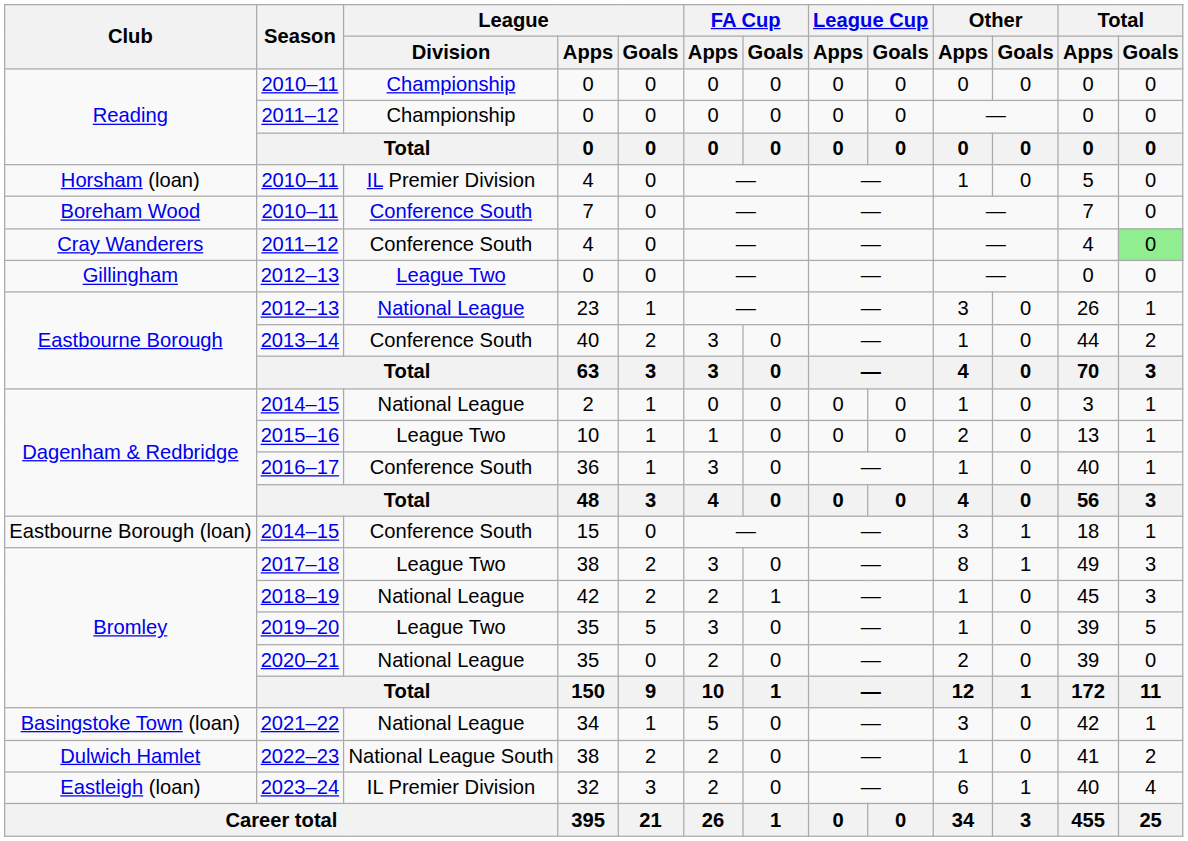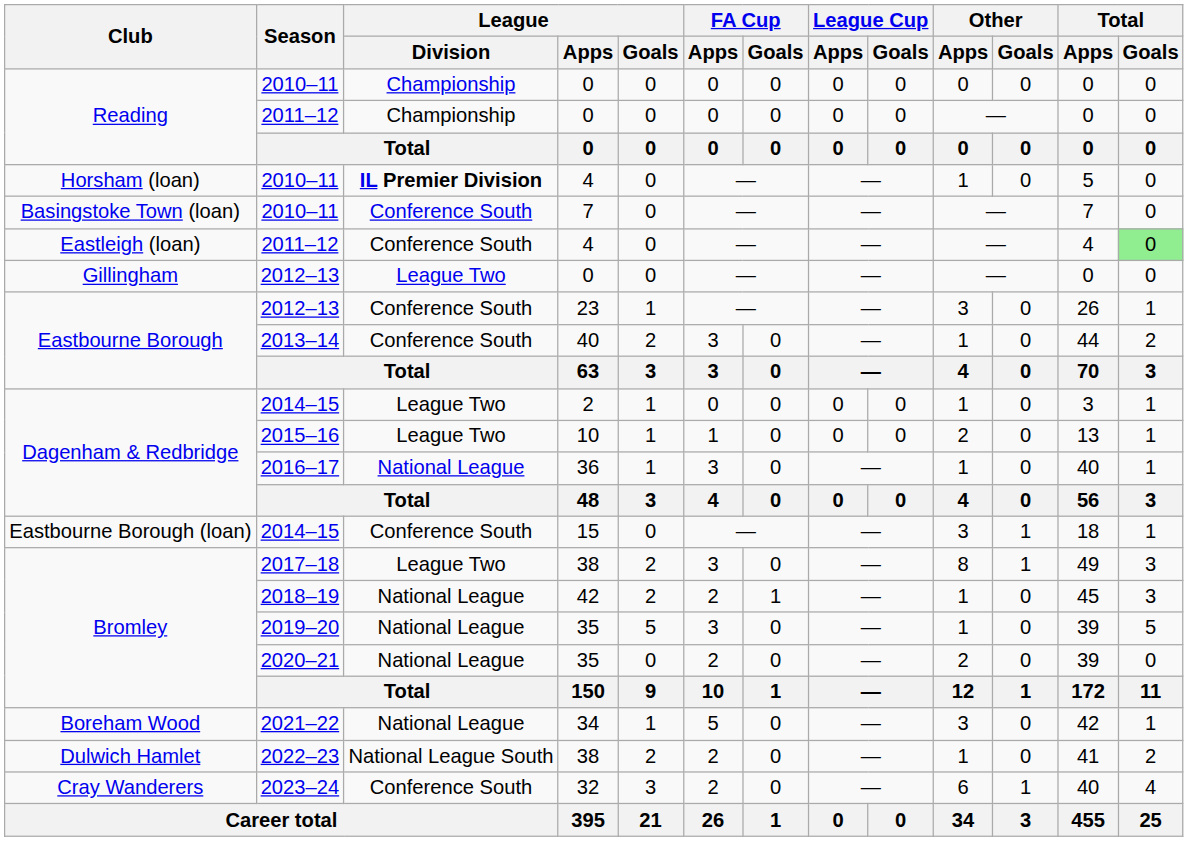(451, 180) normal -> (451, 180) bold
(130, 212) Boreham Wood -> (130, 212) Basingstoke Town (loan)
(130, 244) Cray Wanderers -> (130, 244) Eastleigh (loan)
(451, 308) National League -> (451, 308) Conference South
(451, 404) National League -> (451, 404) League Two
(451, 468) Conference South -> (451, 468) National League
(451, 627) League Two -> (451, 627) National League
(130, 723) Basingstoke Town (loan) -> (130, 723) Boreham Wood
(130, 787) Eastleigh (loan) -> (130, 787) Cray Wanderers
(451, 787) IL Premier Division -> (451, 787) Conference South
